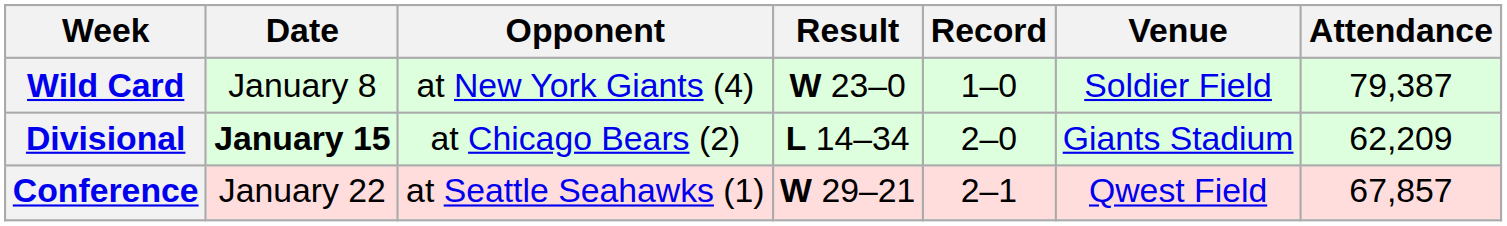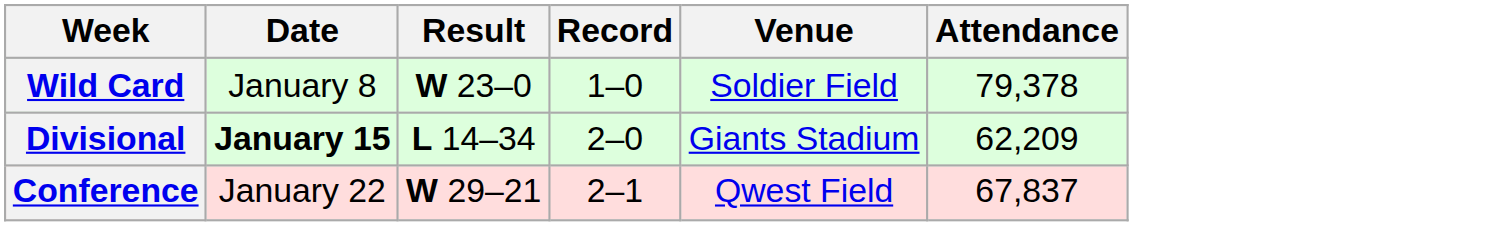- column: (585, 31)
(1401, 84) 79,387 -> (1027, 84) 79,378
(1401, 191) 67,857 -> (1027, 191) 67,837
